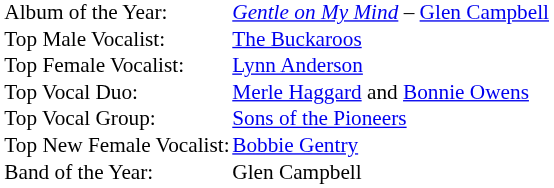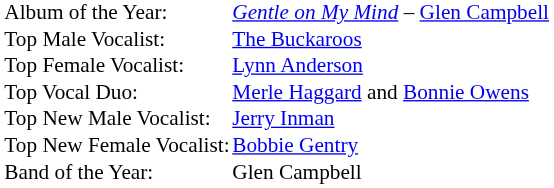- row: (80, 118)
+ row: (108, 118)
